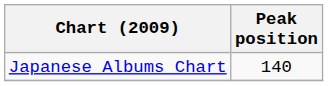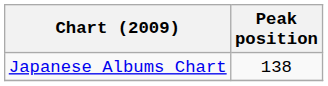(276, 67) 140 -> (276, 67) 138
